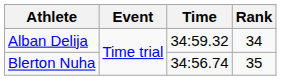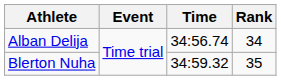(200, 40) 34:59.32 -> (200, 40) 34:56.74
(200, 64) 34:56.74 -> (200, 64) 34:59.32
